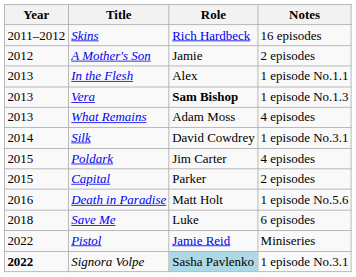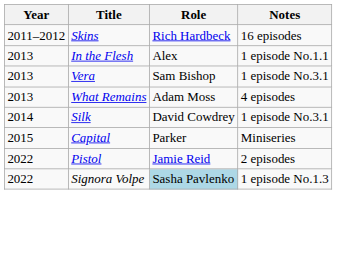- row: (111, 55)
(205, 96) bold -> (184, 76) normal
(305, 96) 1 episode No.1.3 -> (285, 76) 1 episode No.3.1
- row: (92, 158)
(288, 179) 2 episodes -> (268, 138) Miniseries
- row: (119, 199)
- row: (93, 220)
(288, 240) Miniseries -> (268, 158) 2 episodes
(20, 261) bold -> (20, 179) normal
(305, 261) 1 episode No.3.1 -> (285, 179) 1 episode No.1.3
